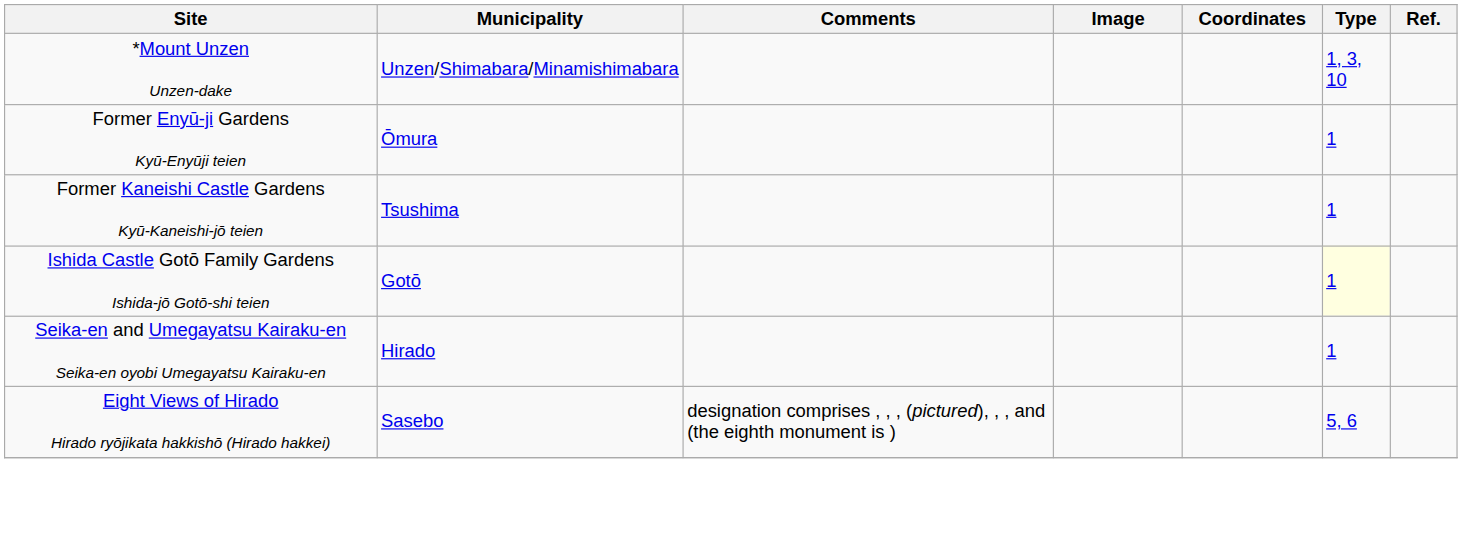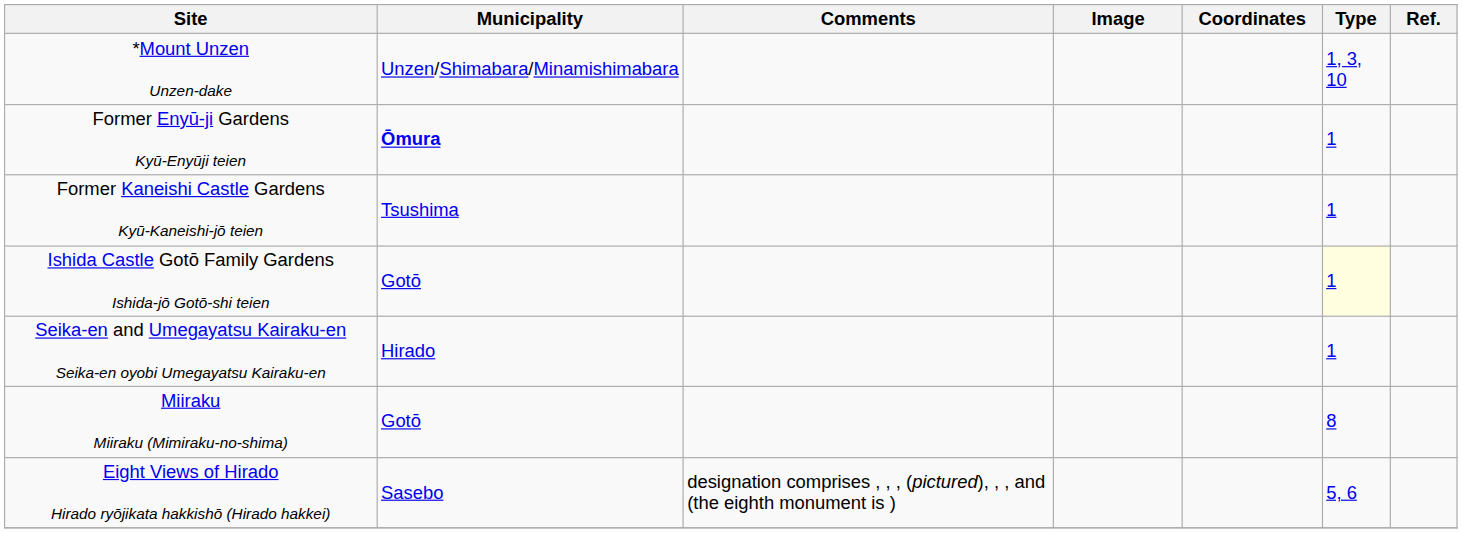(409, 139) normal -> (411, 139) bold
+ row: (191, 421)
